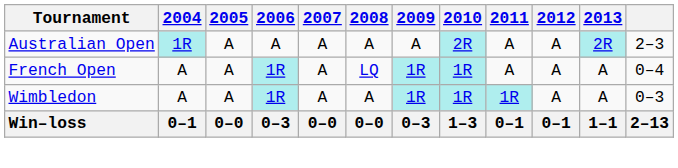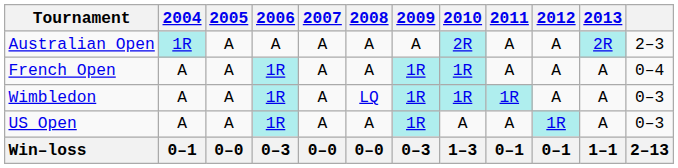(369, 71) LQ -> (369, 71) A
(369, 97) A -> (369, 97) LQ
+ row: (43, 124)
